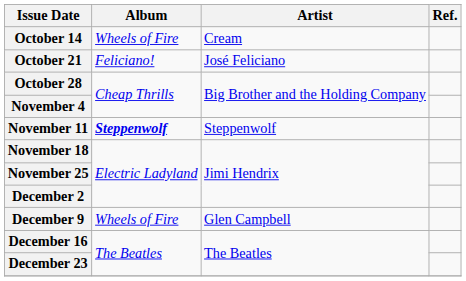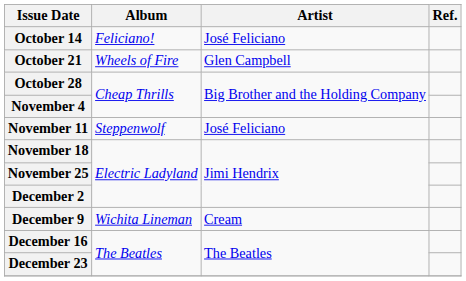(137, 38) Wheels of Fire -> (125, 38) Feliciano!
(223, 38) Cream -> (245, 38) José Feliciano
(125, 60) Feliciano! -> (137, 60) Wheels of Fire
(245, 60) José Feliciano -> (247, 60) Glen Campbell
(131, 128) bold -> (130, 128) normal
(240, 128) Steppenwolf -> (245, 128) José Feliciano
(137, 219) Wheels of Fire -> (144, 219) Wichita Lineman
(247, 219) Glen Campbell -> (223, 219) Cream
